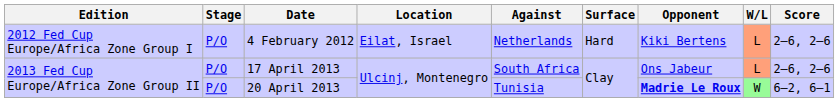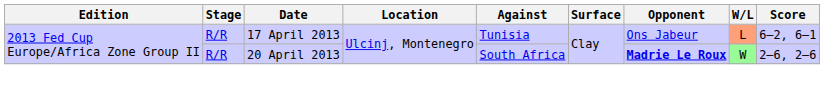- row: (301, 41)
(216, 68) P/O -> (216, 34) R/R
(537, 68) South Africa -> (505, 34) Tunisia
(802, 68) 2–6, 2–6 -> (788, 34) 6–2, 6–1
(216, 87) P/O -> (216, 54) R/R
(519, 87) Tunisia -> (522, 54) South Africa
(802, 87) 6–2, 6–1 -> (788, 54) 2–6, 2–6
